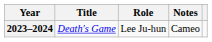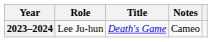columns swapped: (87, 12) <-> (143, 12)
